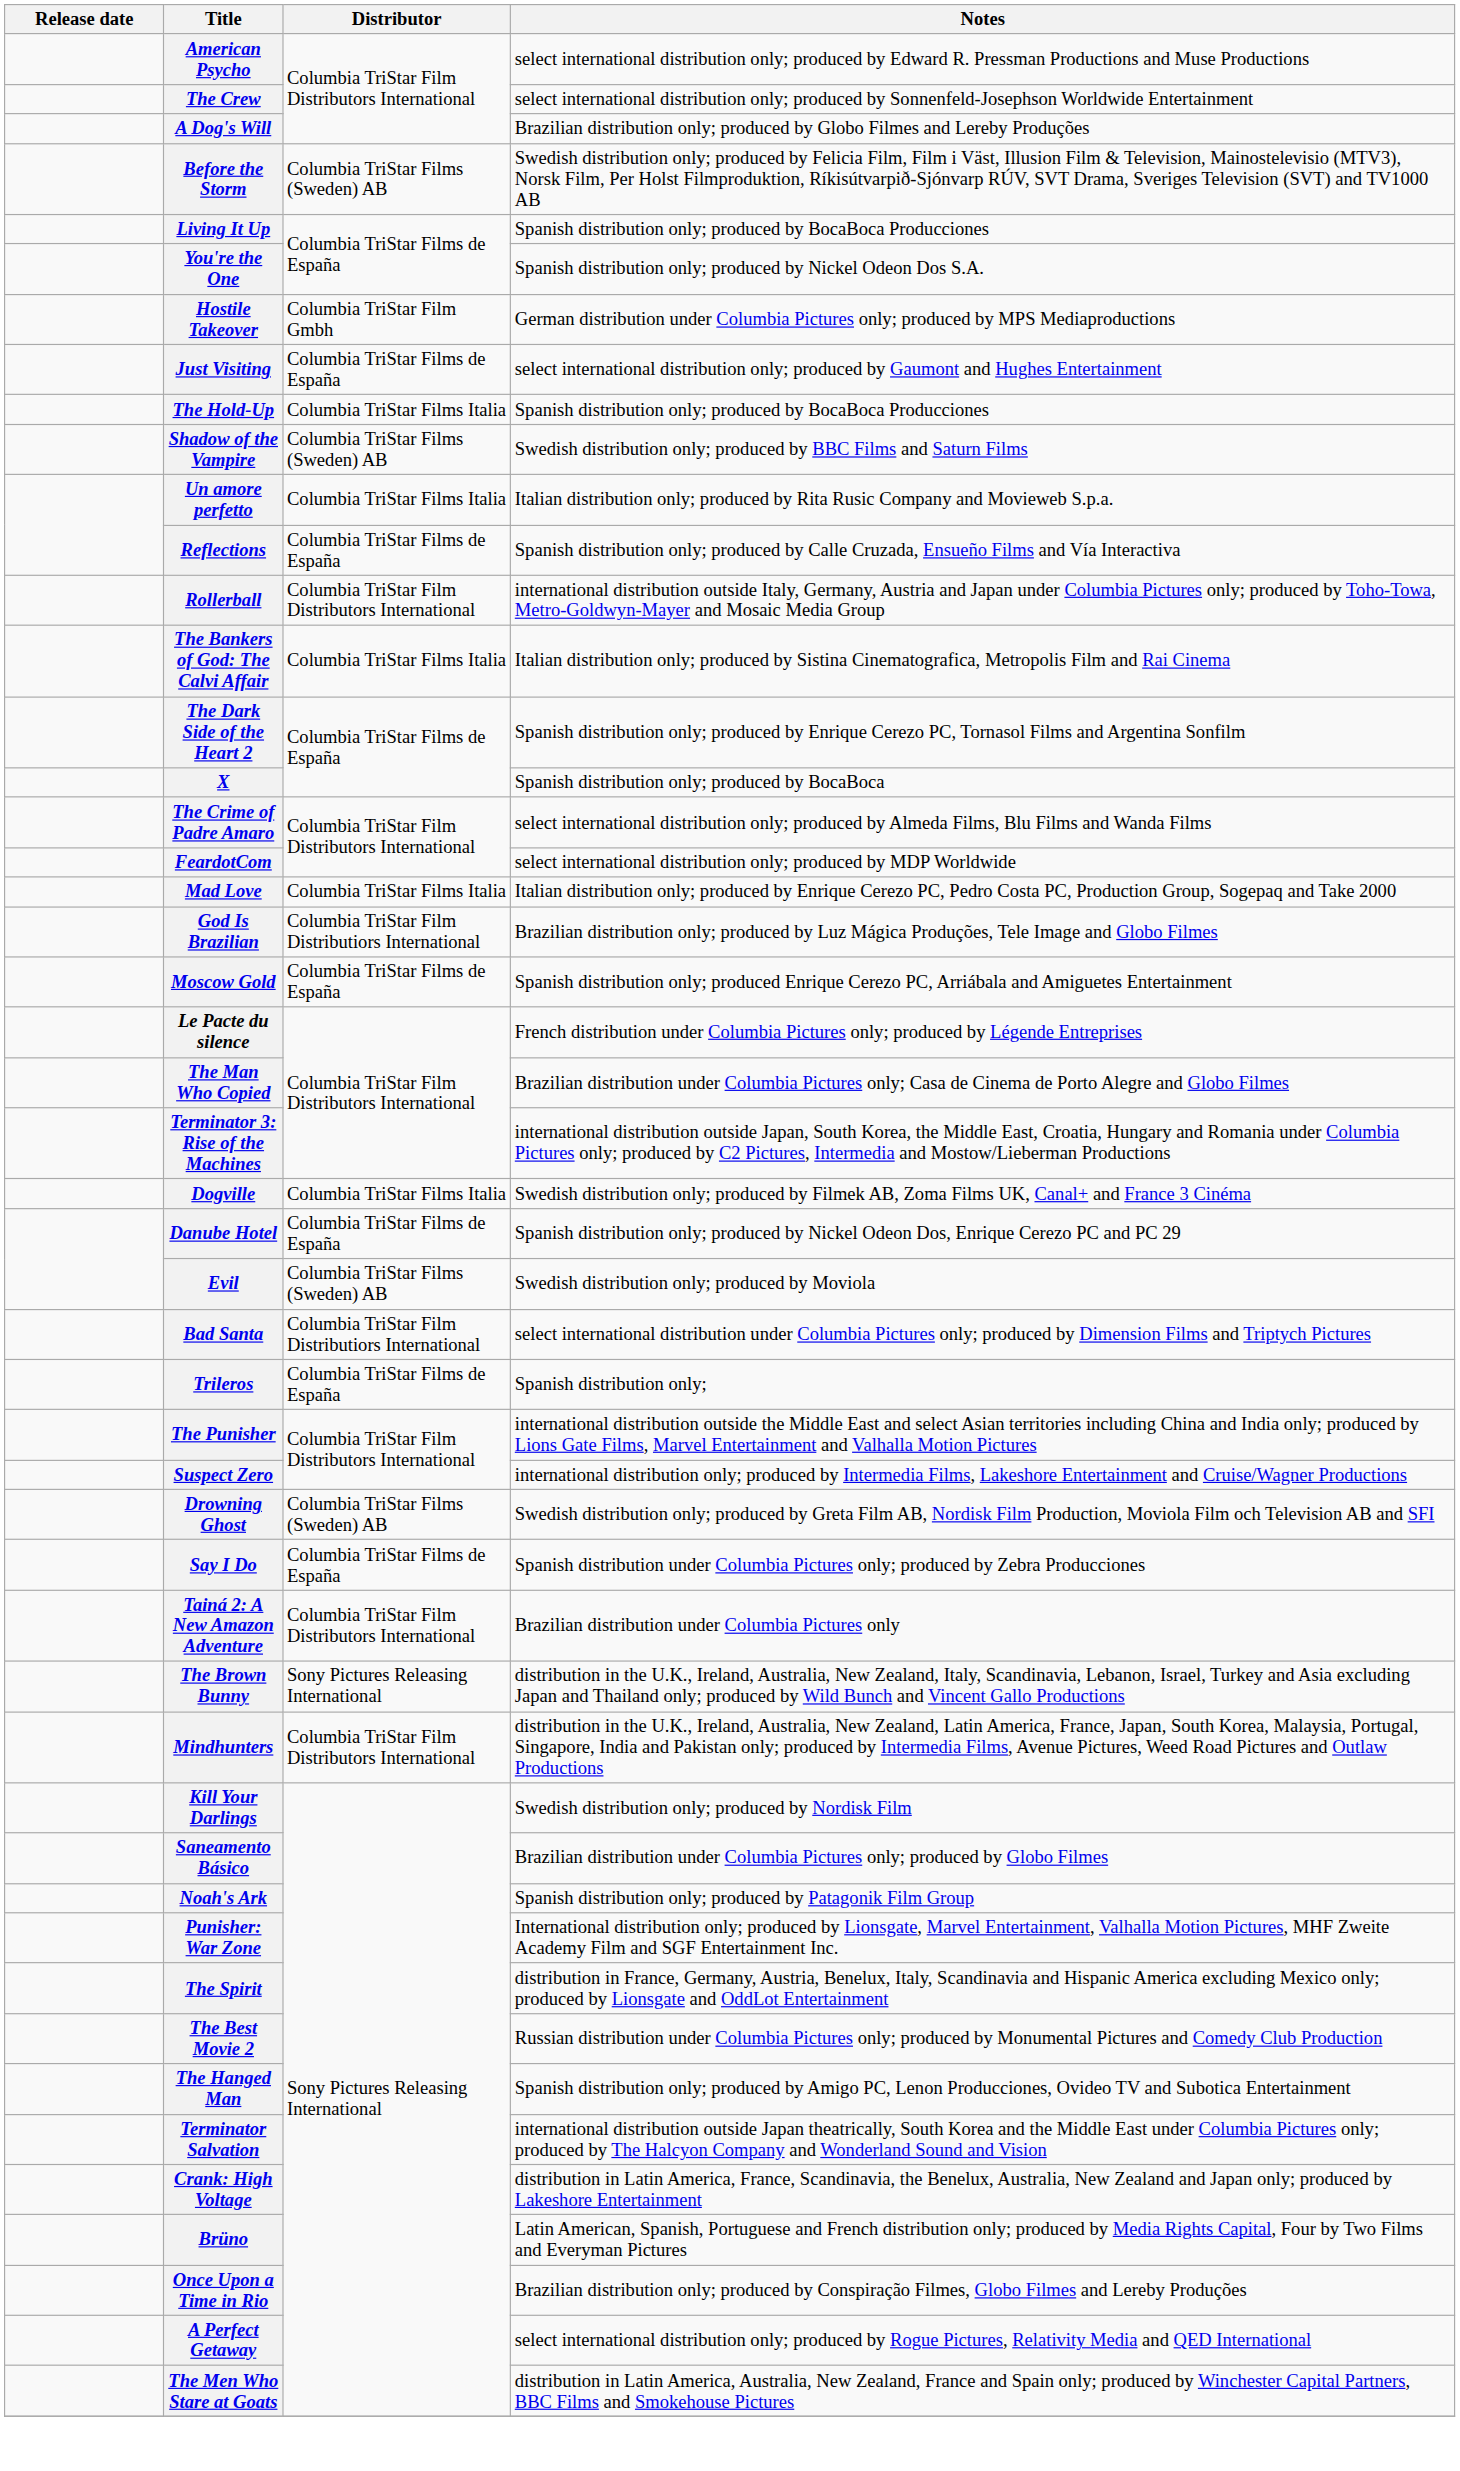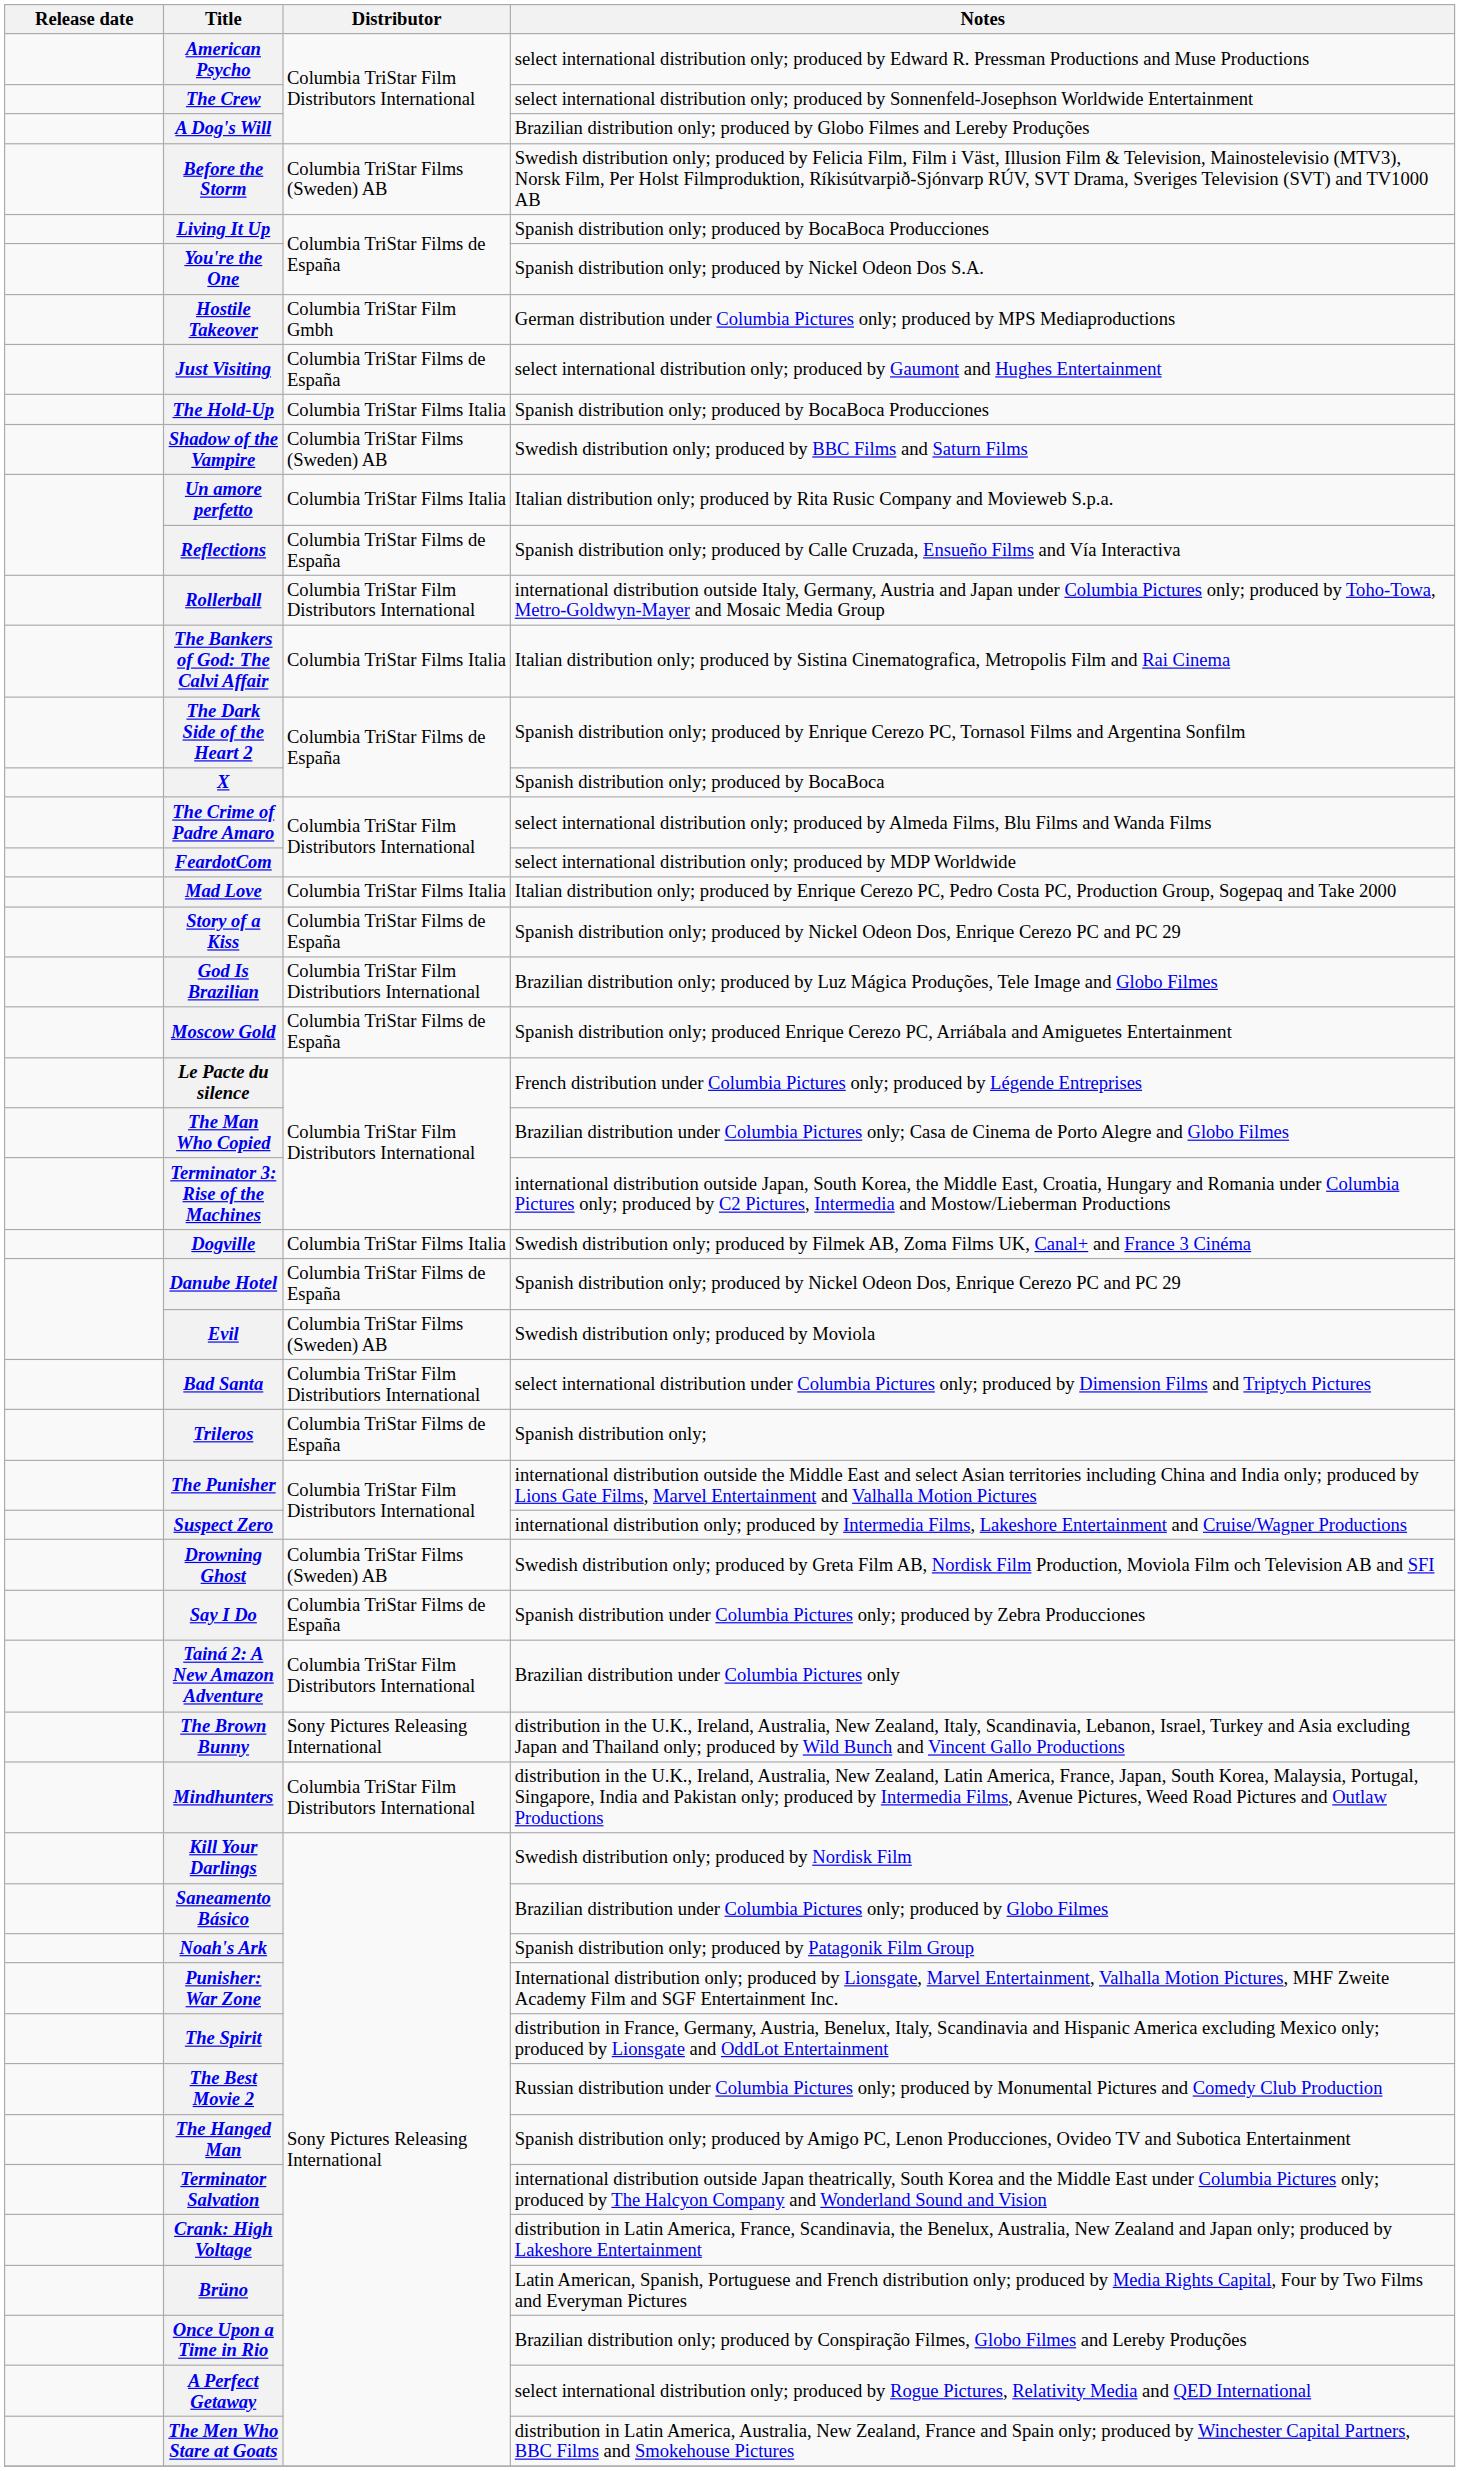+ row: (223, 931)
